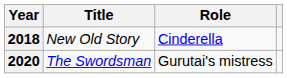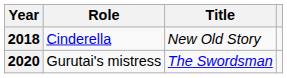columns swapped: (99, 15) <-> (215, 15)
